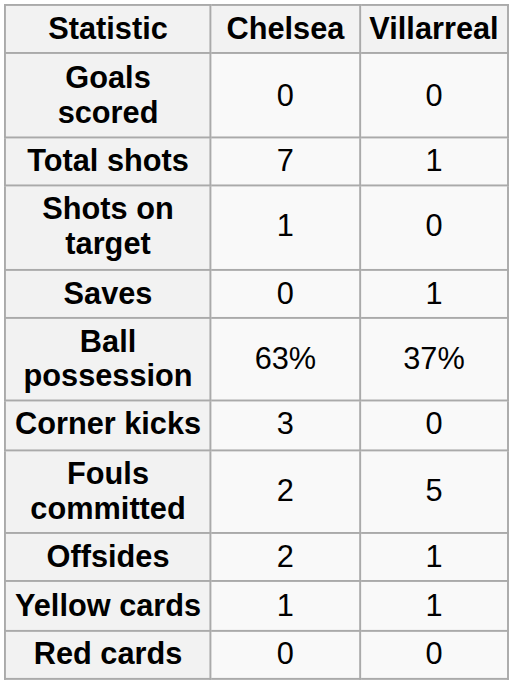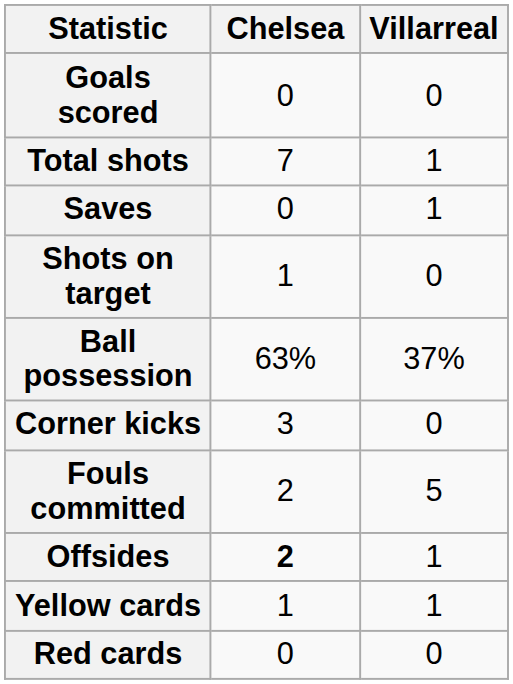rows swapped: (108, 226) <-> (108, 292)
(285, 556) normal -> (285, 556) bold
